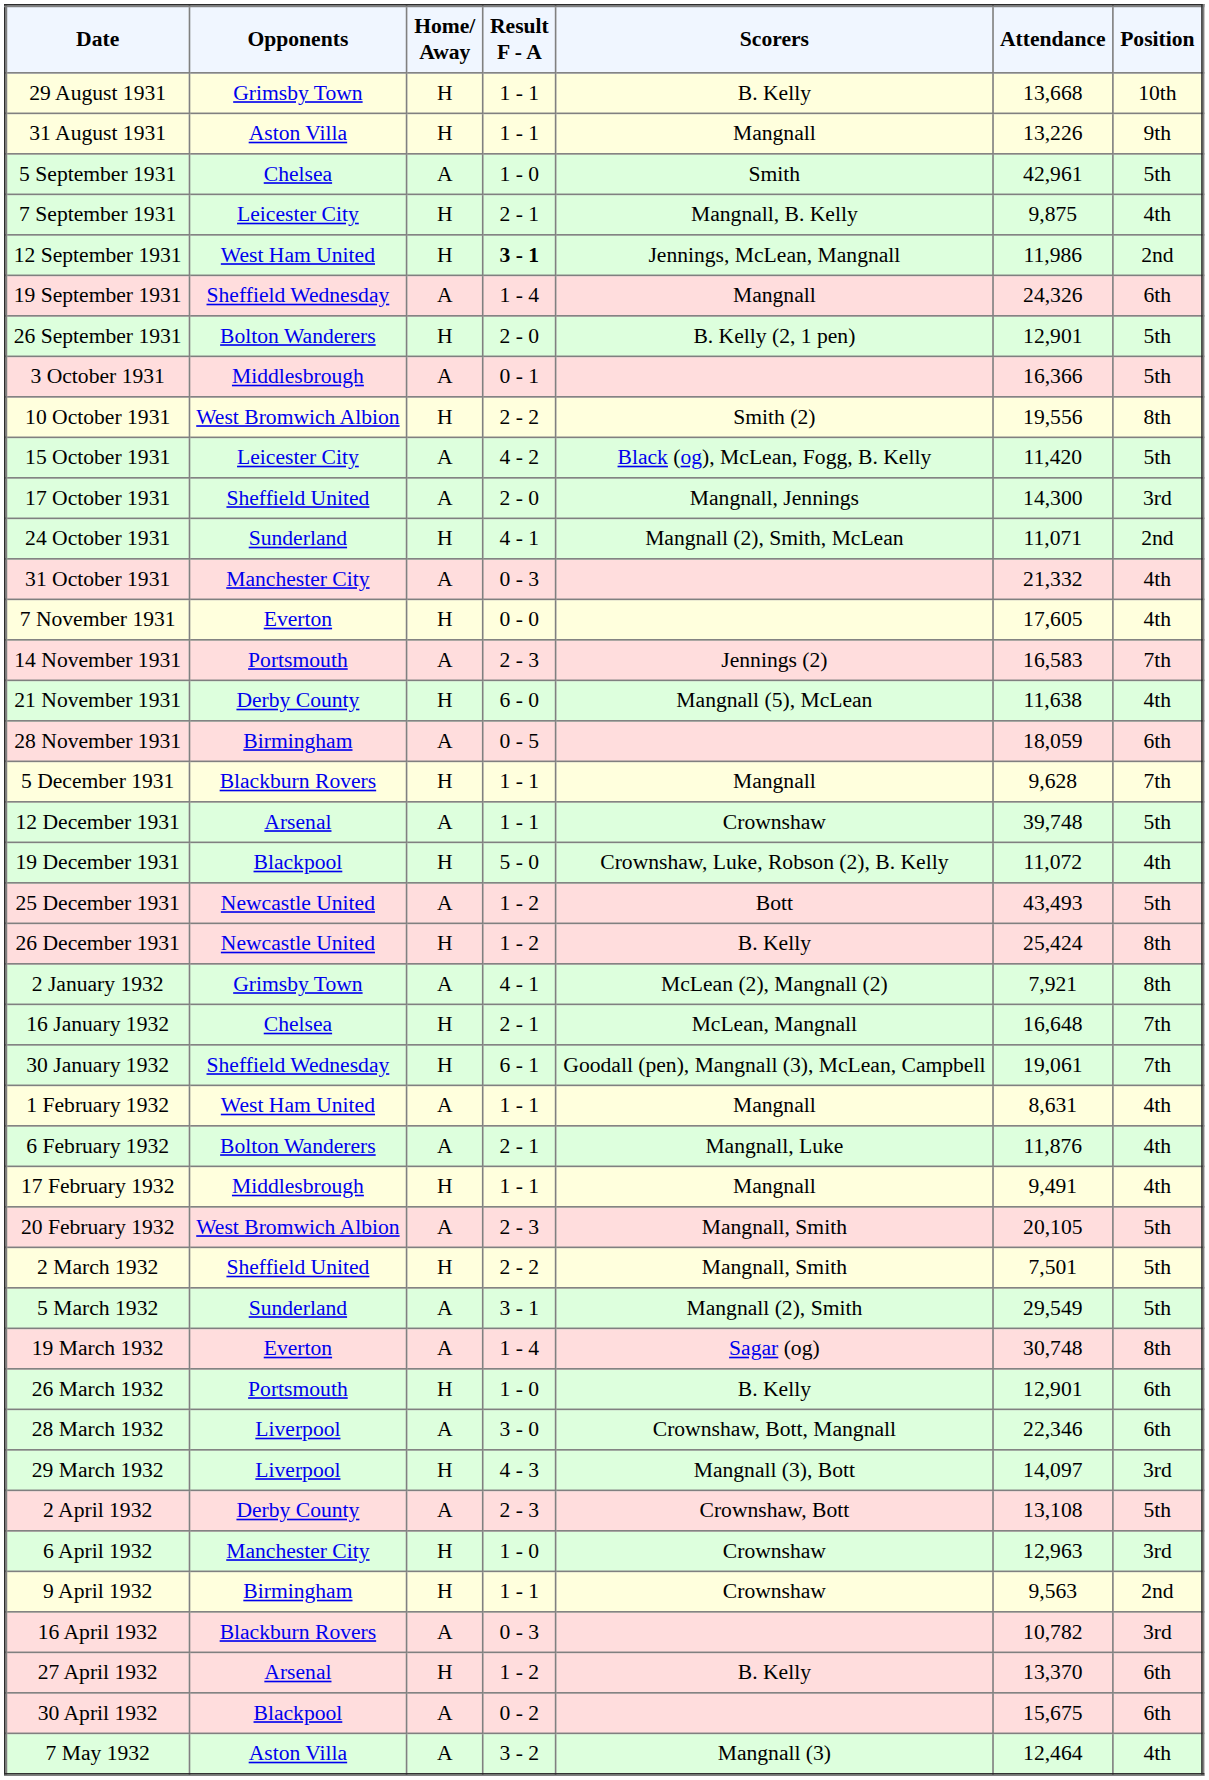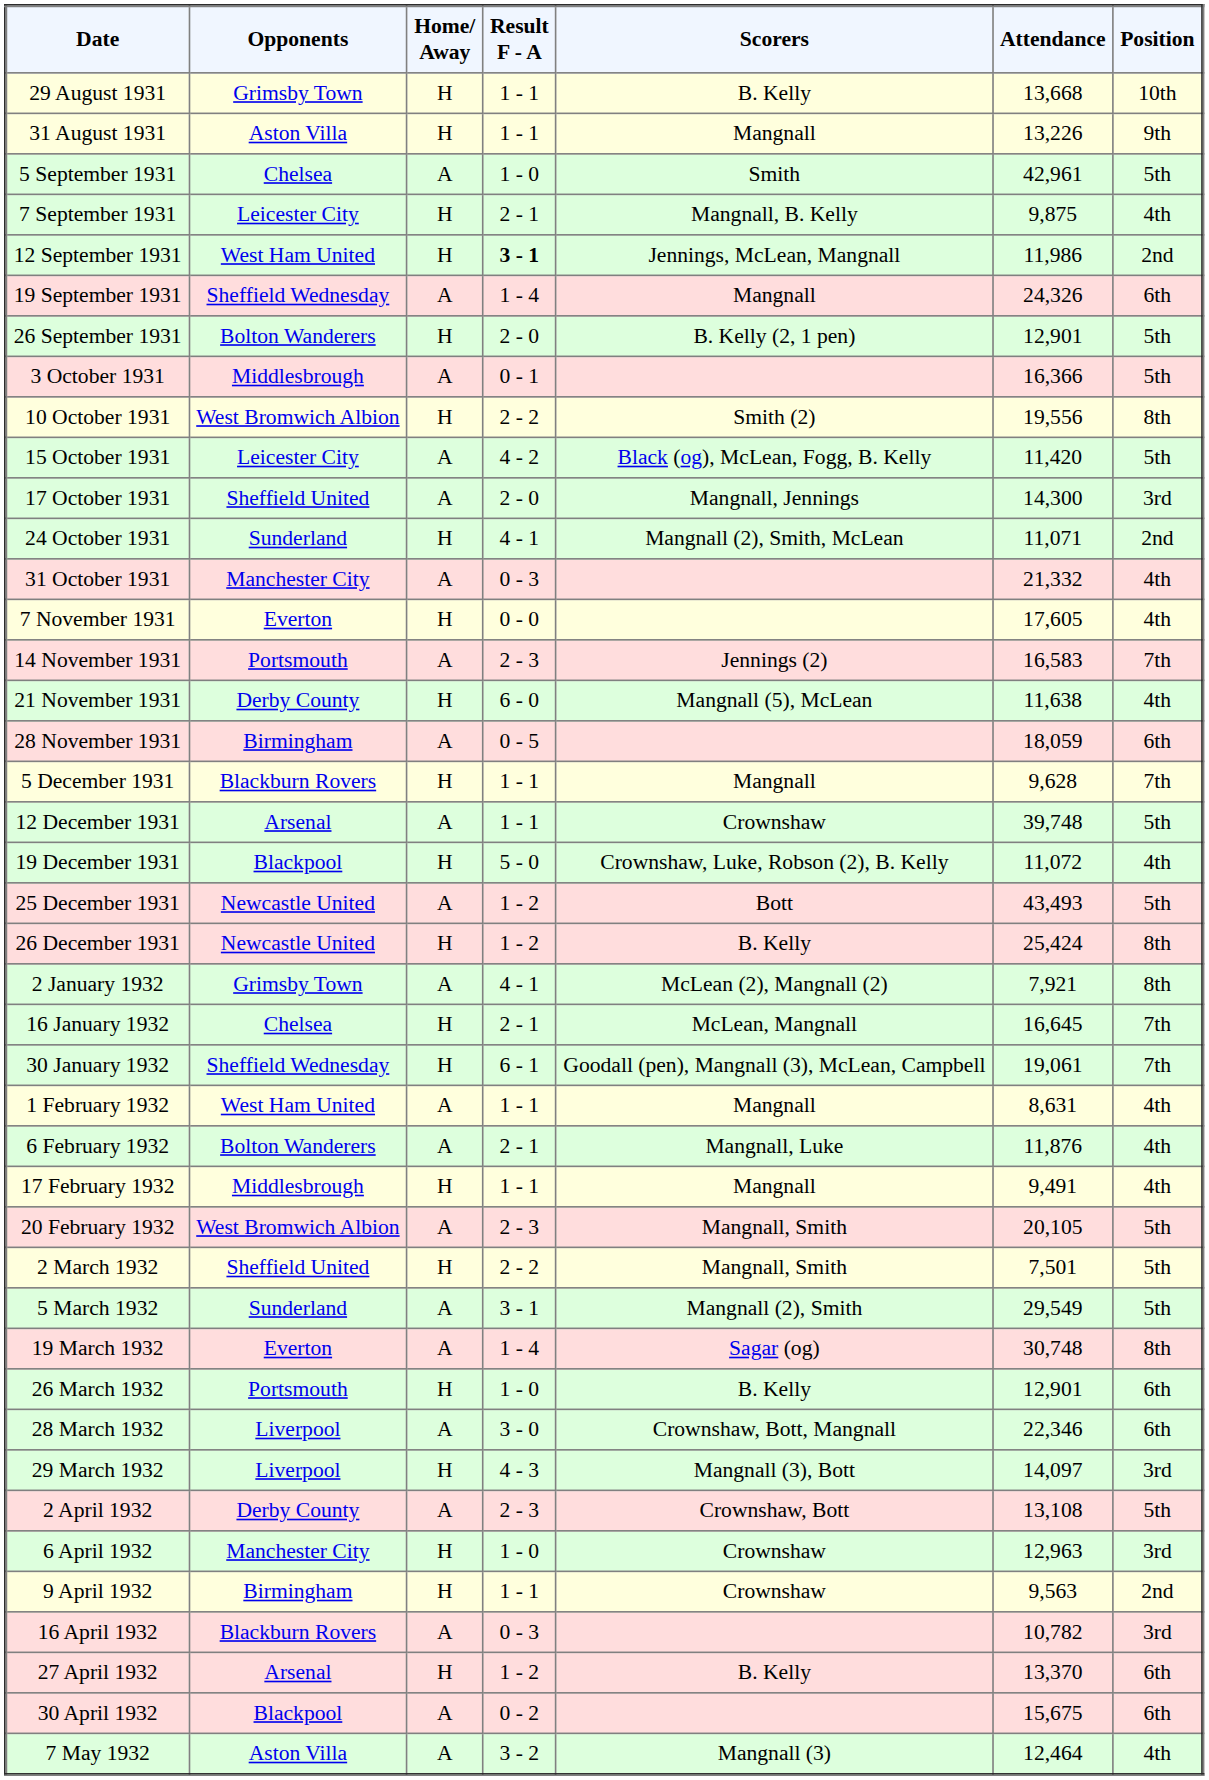(1053, 1024) 16,648 -> (1053, 1024) 16,645
